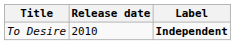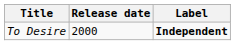(85, 31) 2010 -> (85, 31) 2000
